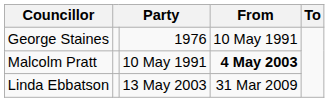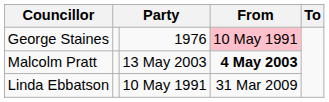(255, 39) no background -> (255, 39) pink background
(165, 62) 10 May 1991 -> (165, 62) 13 May 2003
(165, 85) 13 May 2003 -> (165, 85) 10 May 1991
